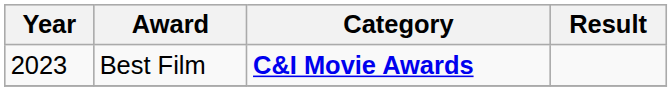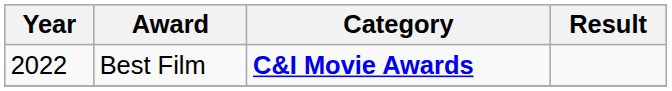(39, 65) 2023 -> (39, 65) 2022
